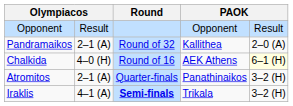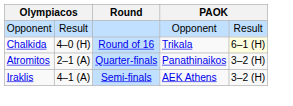- row: (39, 45)
(210, 61) AEK Athens -> (177, 45) Trikala
(147, 93) bold -> (126, 77) normal
(198, 93) Trikala -> (189, 77) AEK Athens
